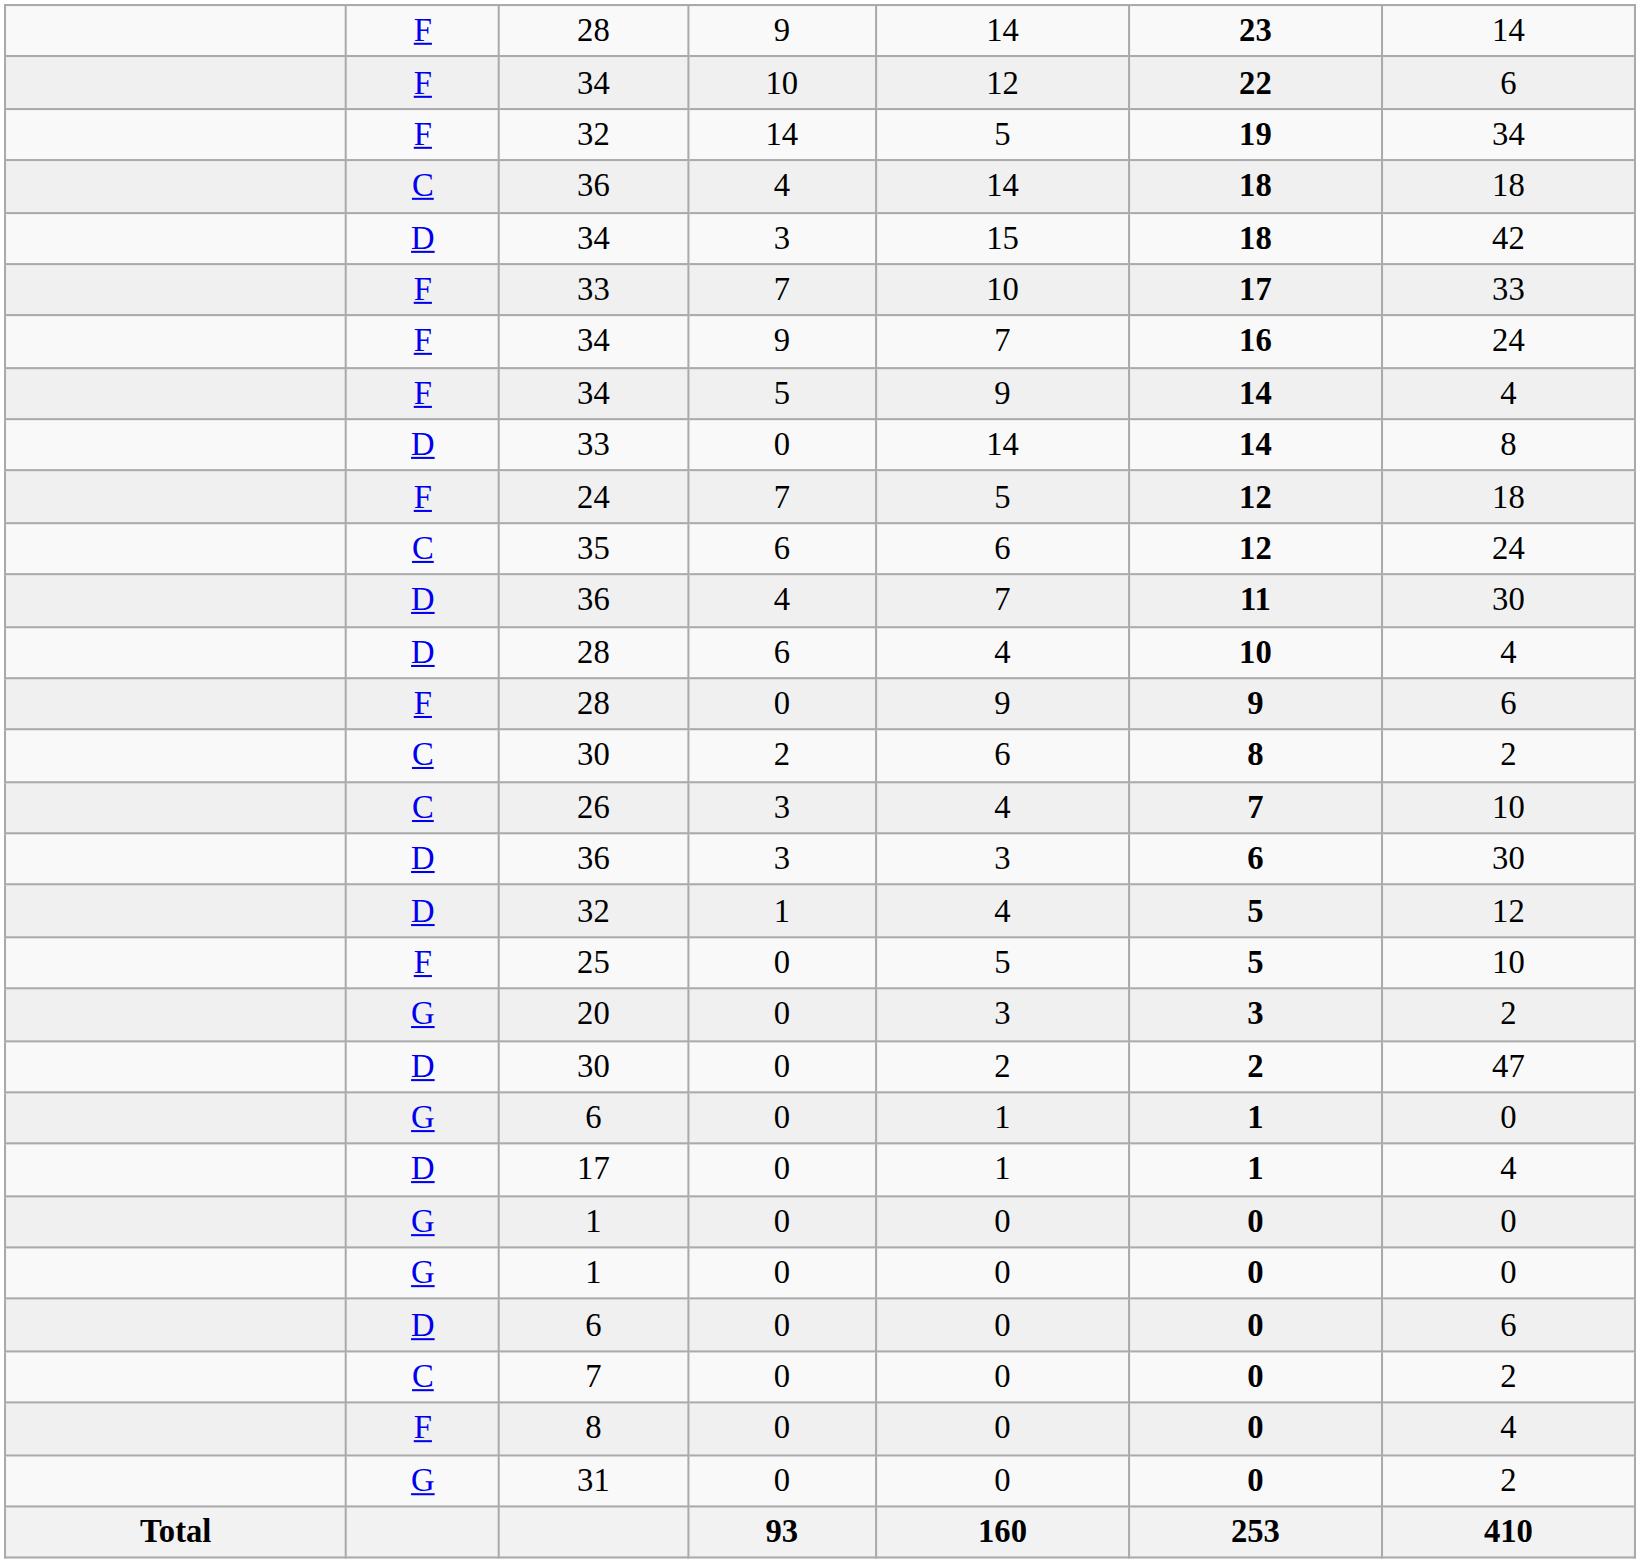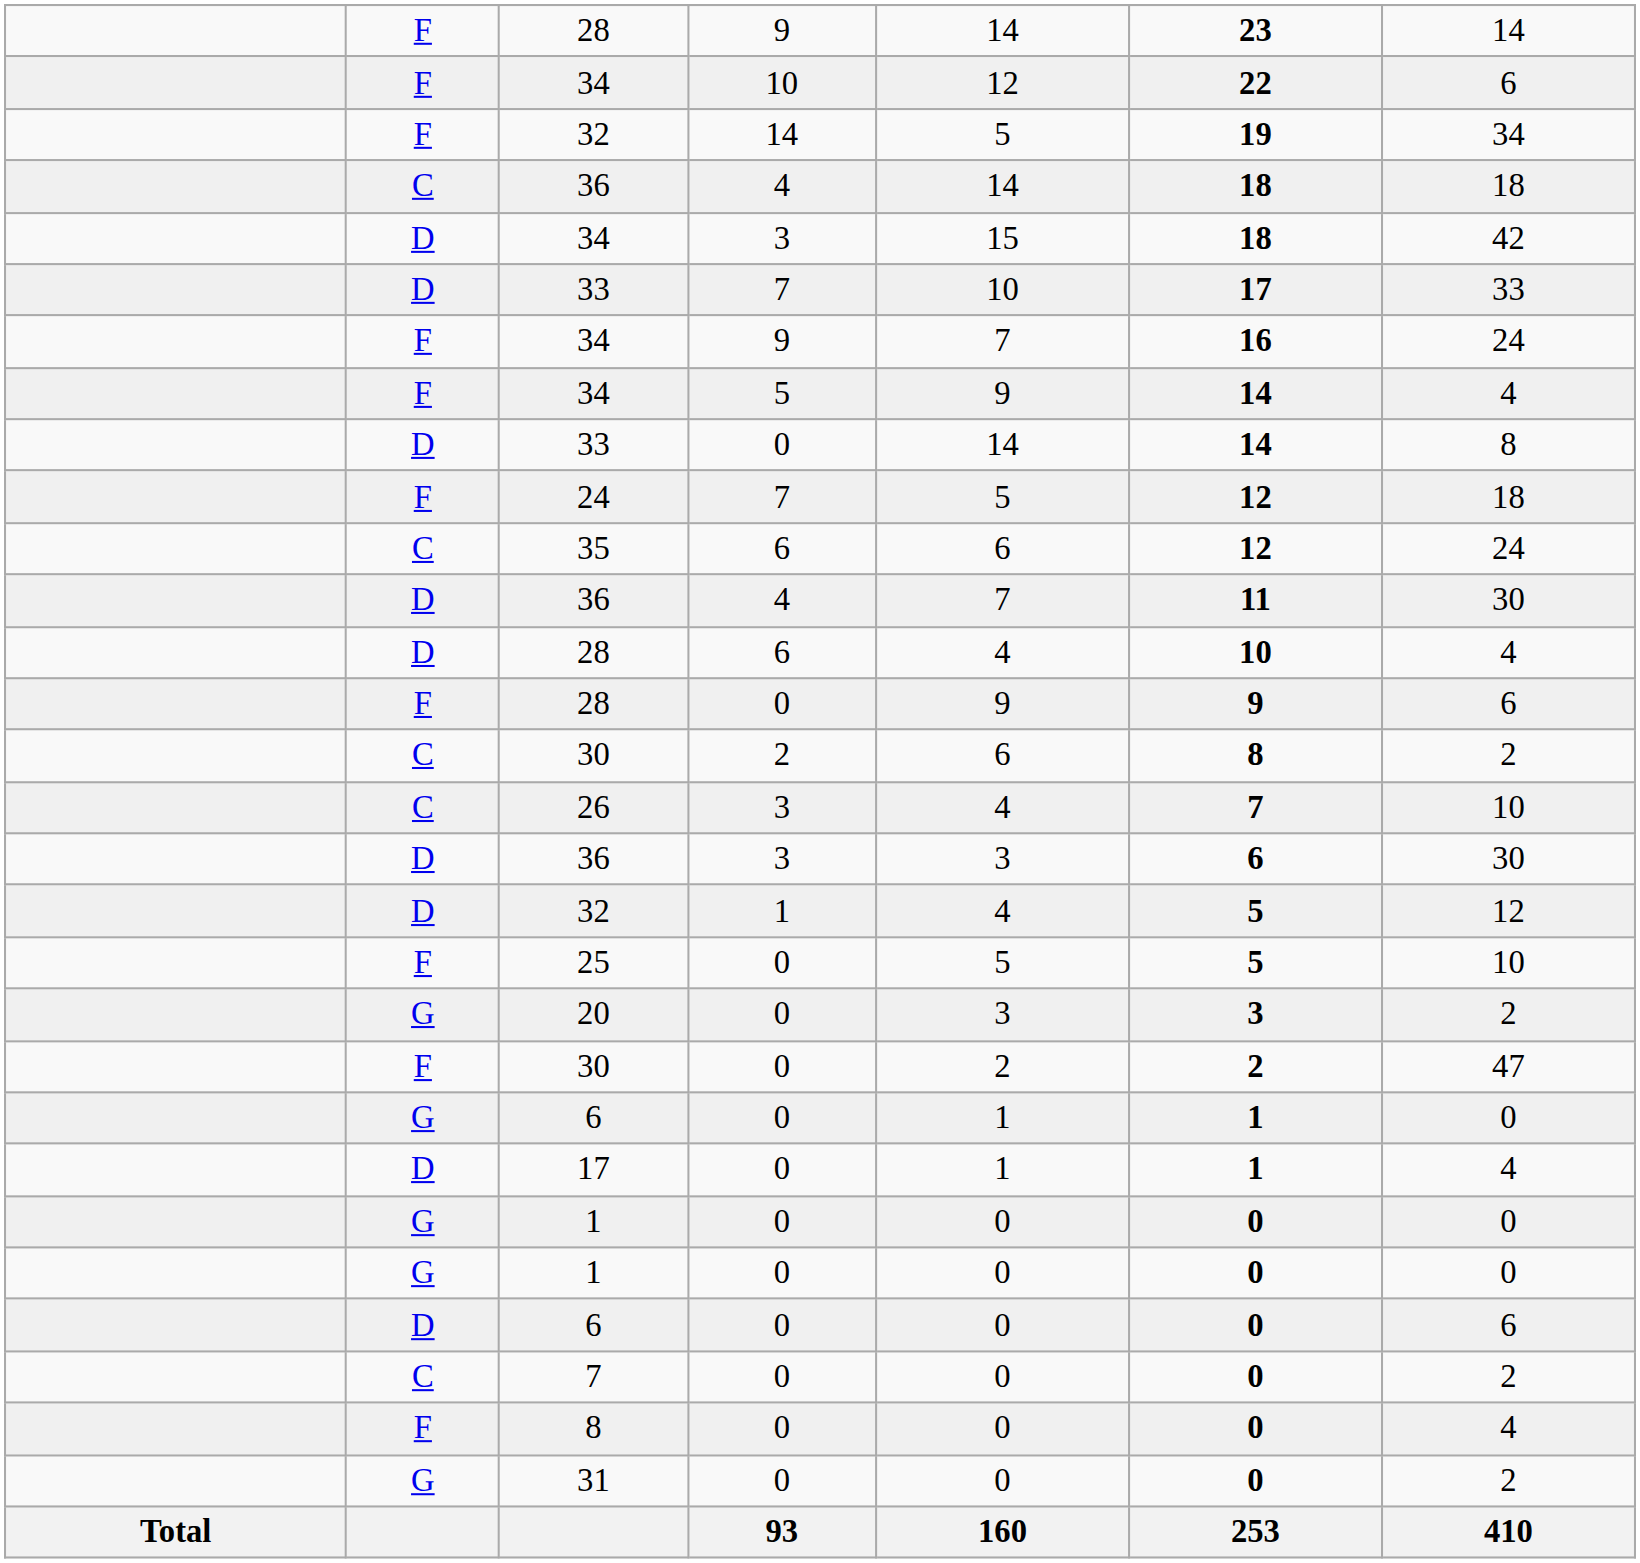(423, 289) F -> (423, 289) D
(423, 1065) D -> (423, 1065) F
